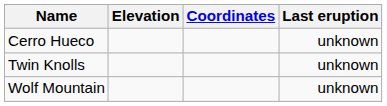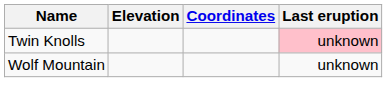- row: (51, 40)
(348, 64) no background -> (348, 40) pink background
